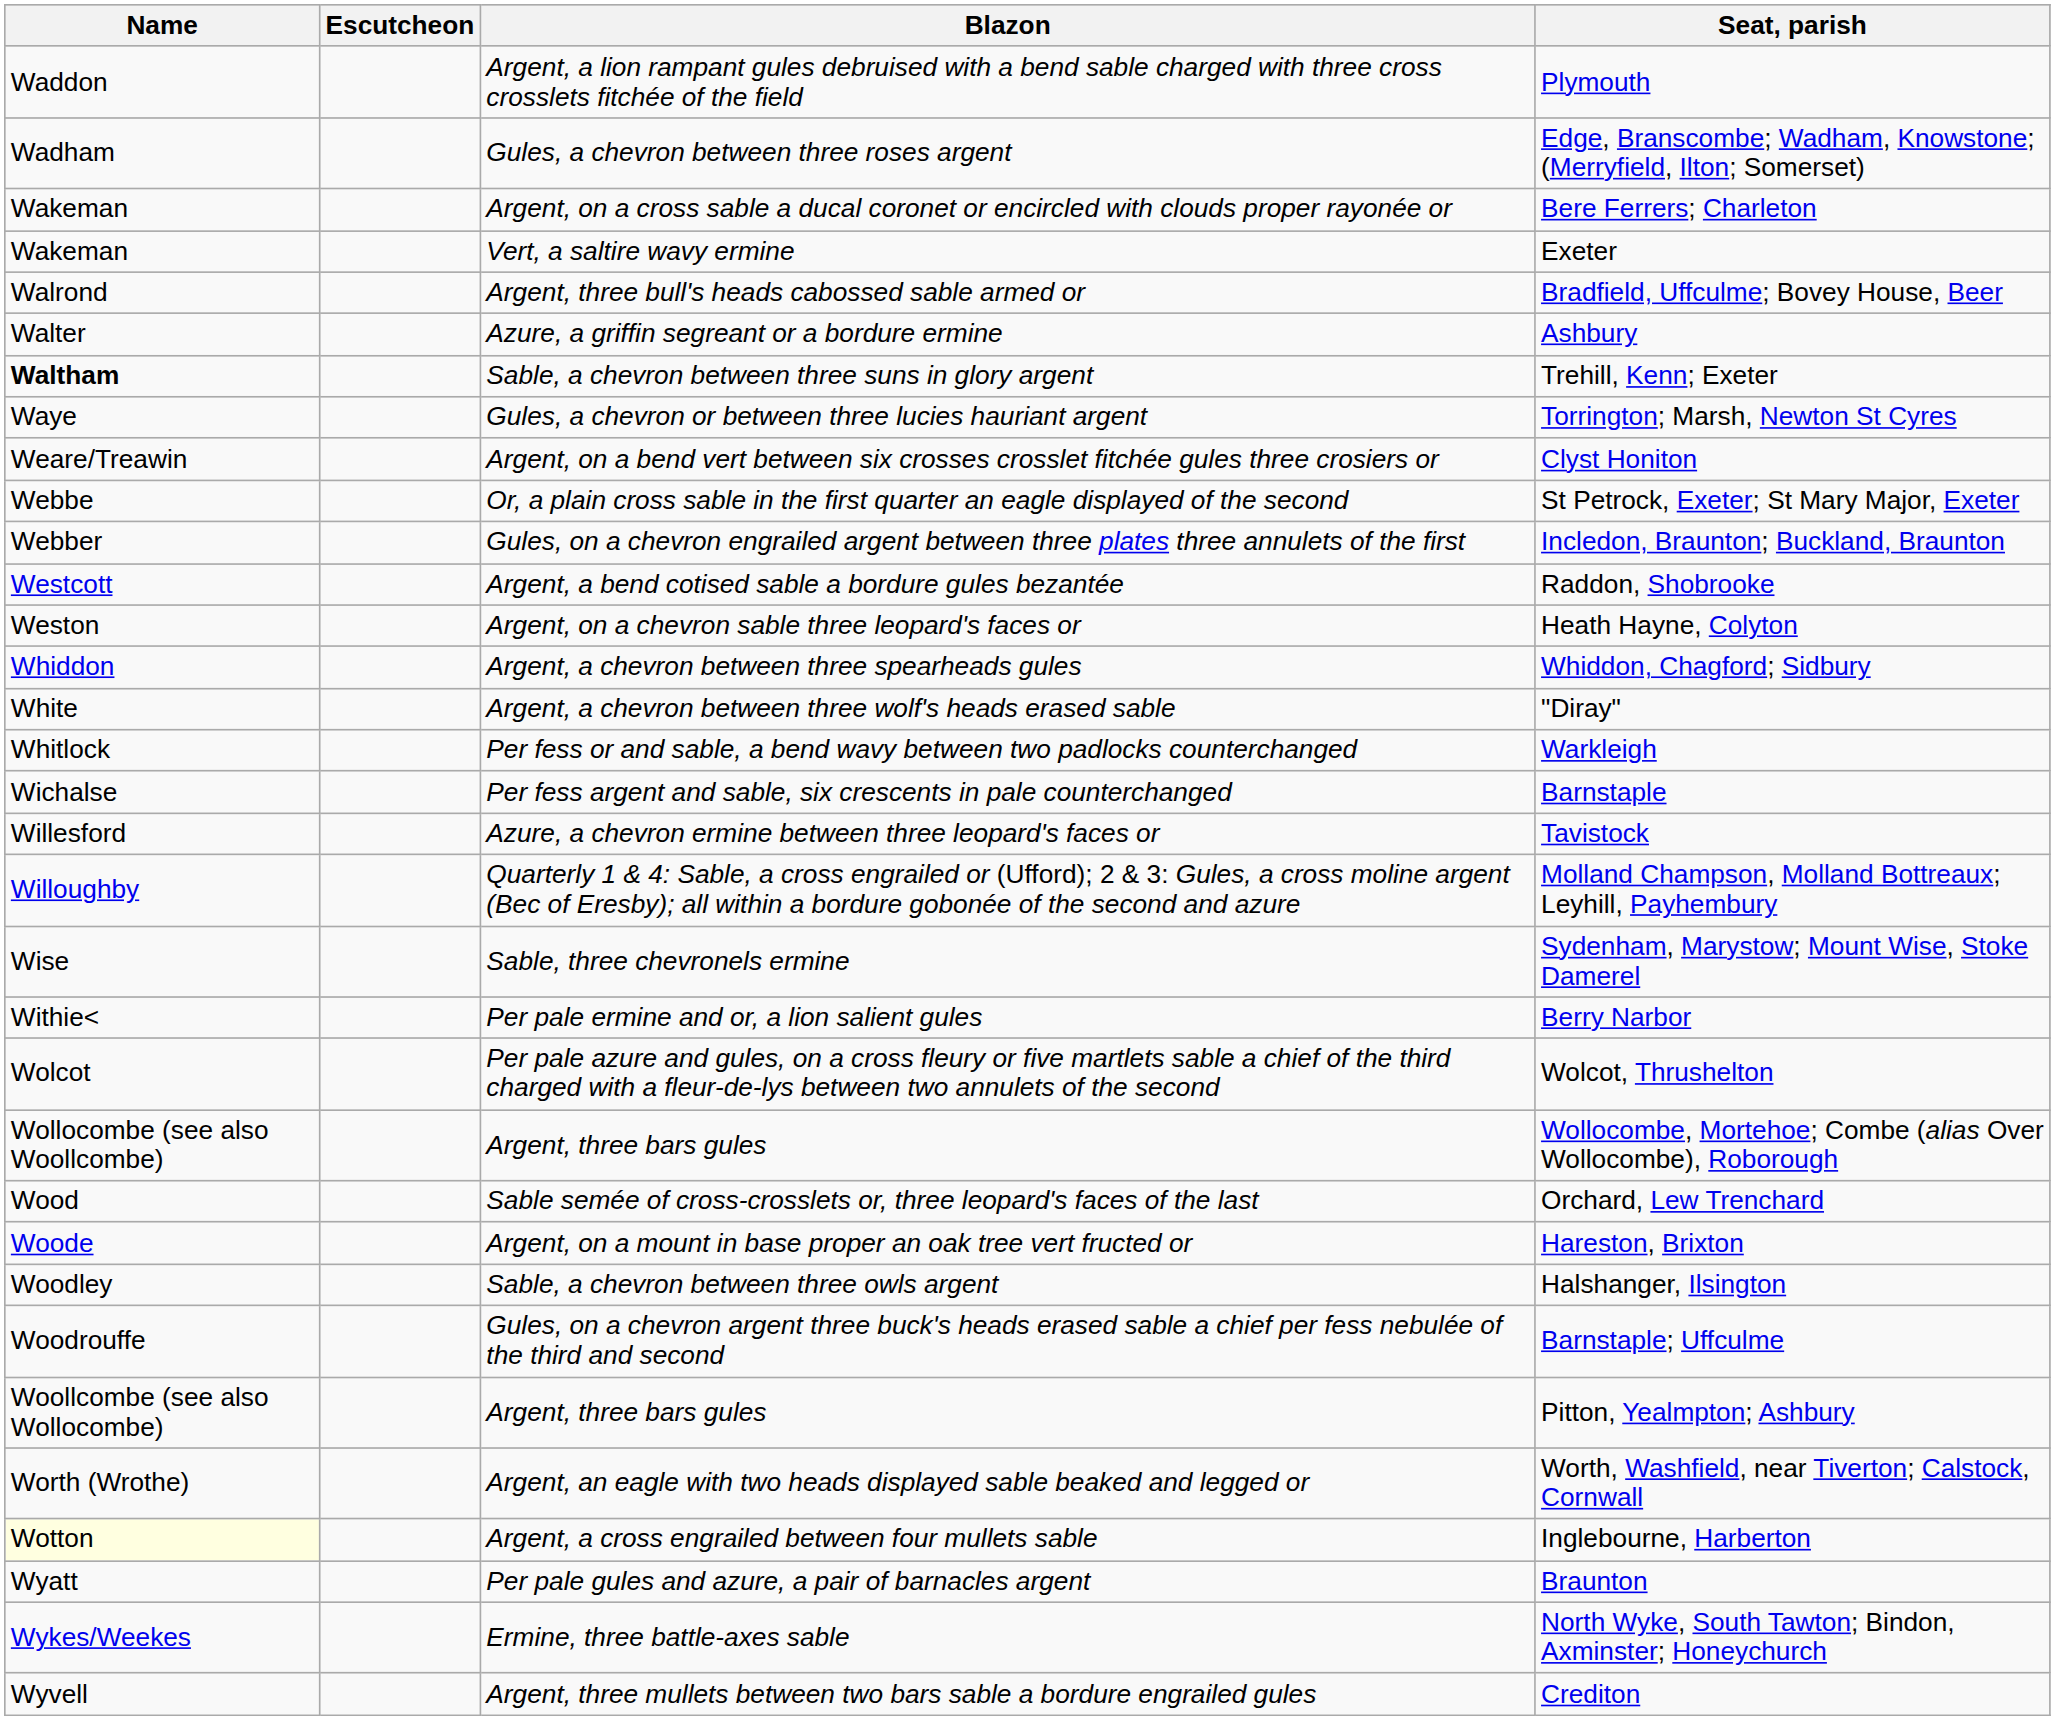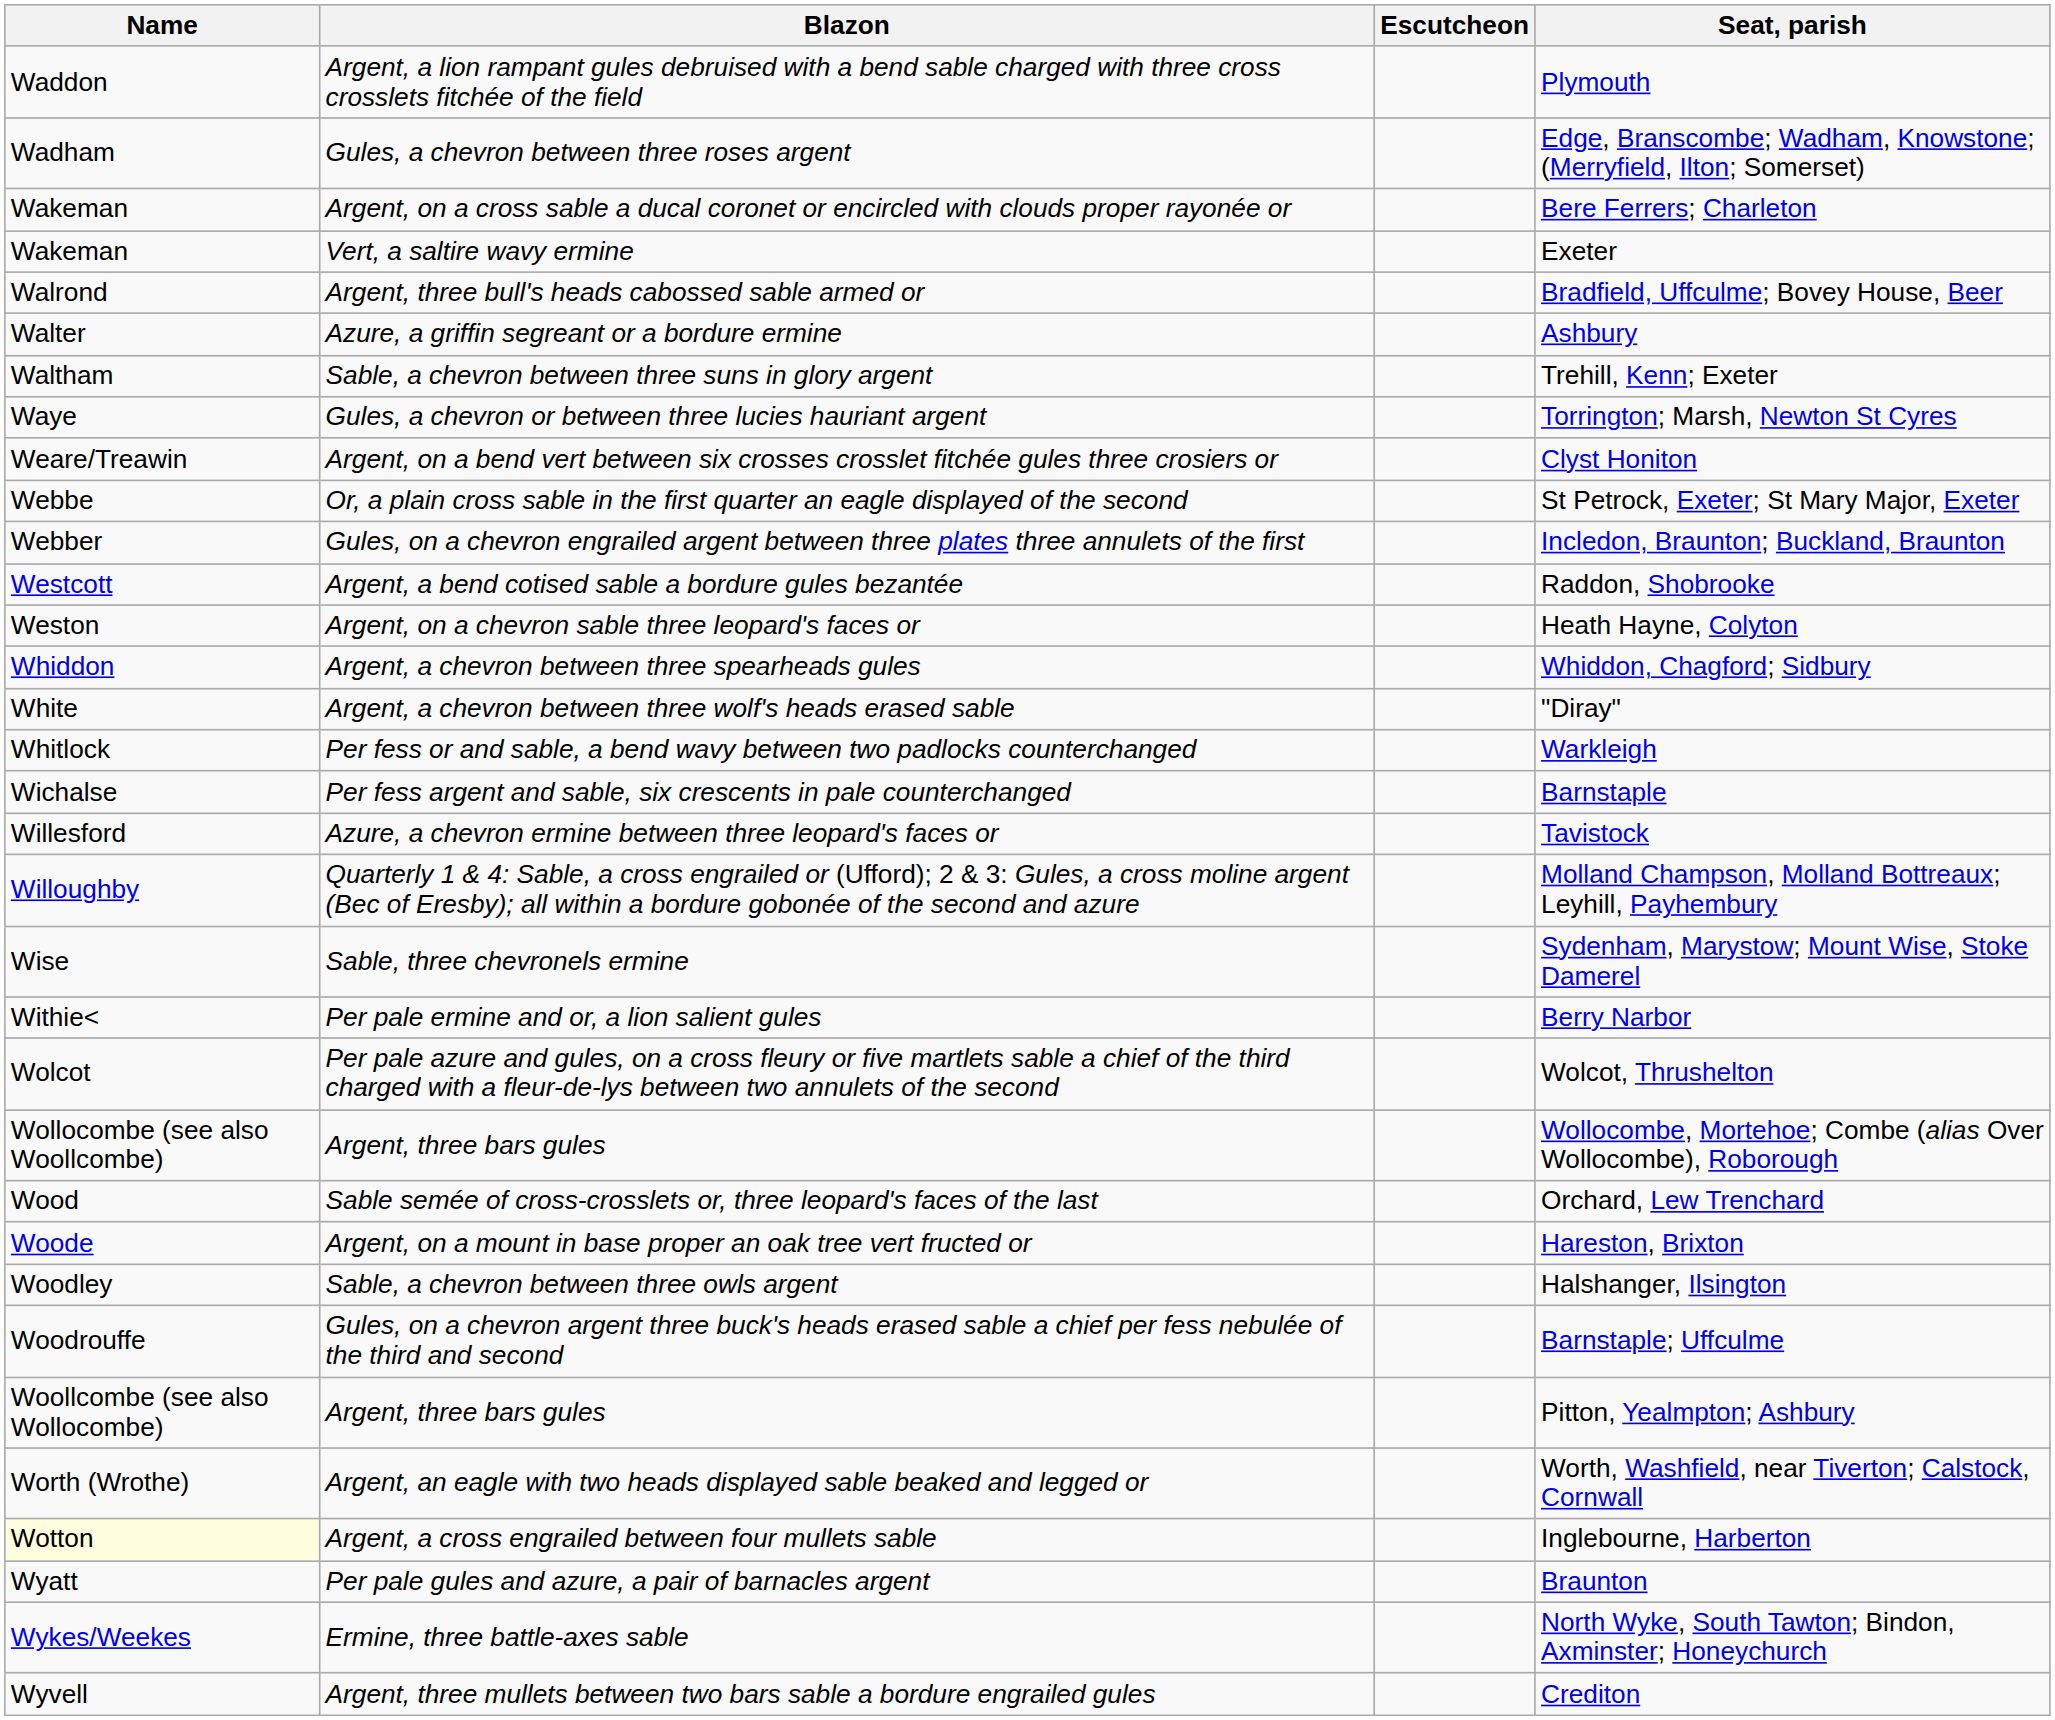columns swapped: (400, 25) <-> (1008, 25)
(65, 375) bold -> (62, 375) normal
